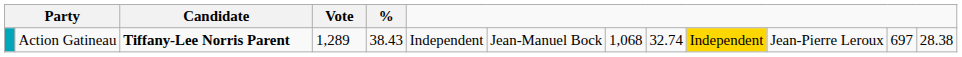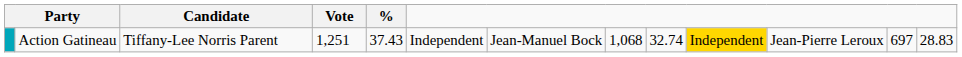(206, 39) bold -> (201, 39) normal
(333, 39) 1,289 -> (333, 39) 1,251
(386, 39) 38.43 -> (386, 39) 37.43
(937, 39) 28.38 -> (937, 39) 28.83
